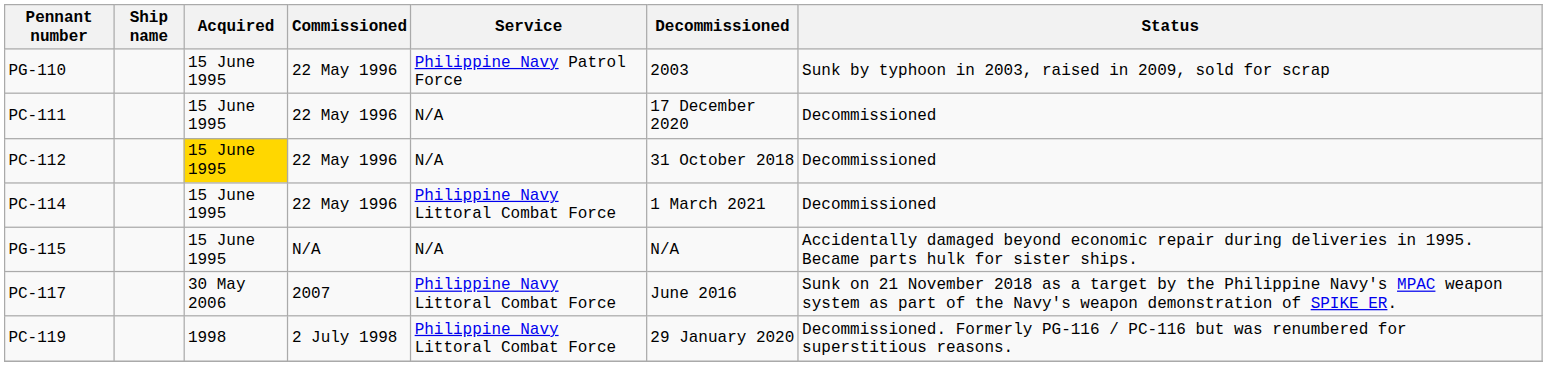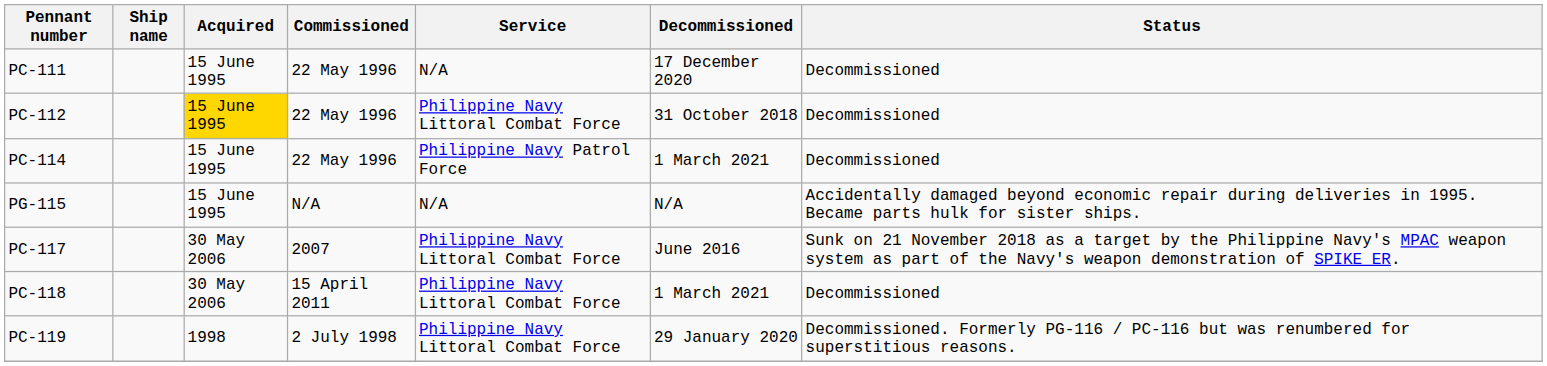- row: (37, 71)
(429, 160) N/A -> (520, 116) Philippine Navy Littoral Combat Force
(515, 205) Philippine Navy Littoral Combat Force -> (525, 160) Philippine Navy Patrol Force
+ row: (37, 294)
